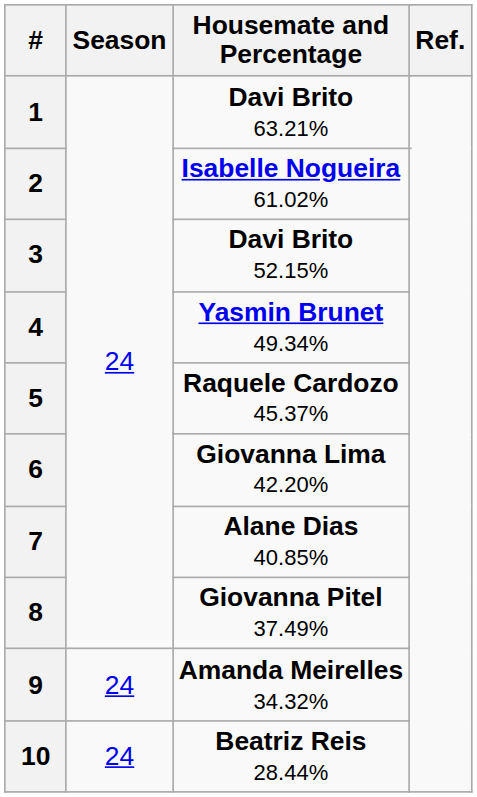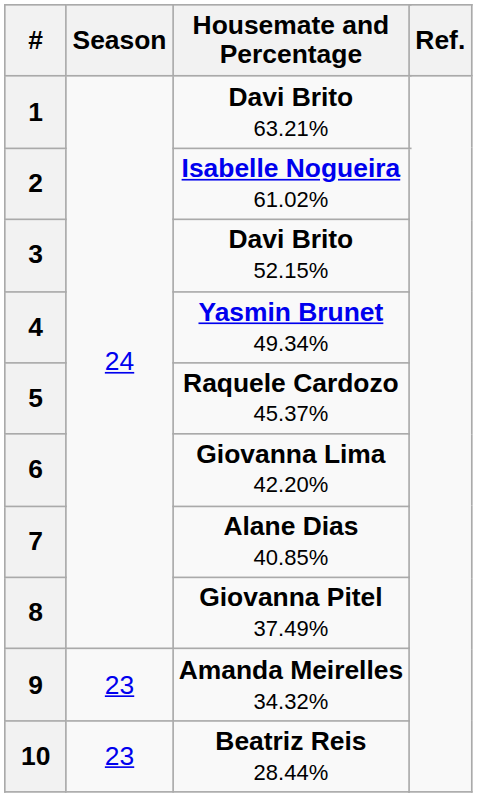(120, 684) 24 -> (120, 684) 23
(120, 755) 24 -> (120, 755) 23
